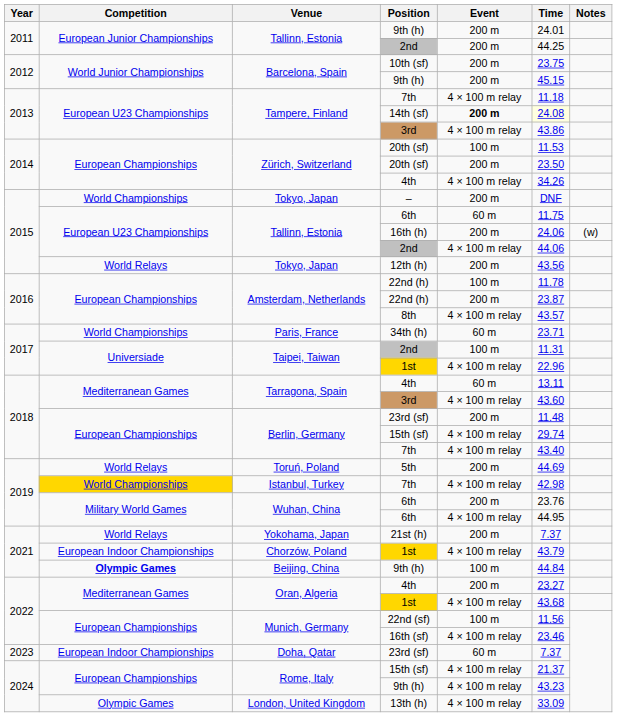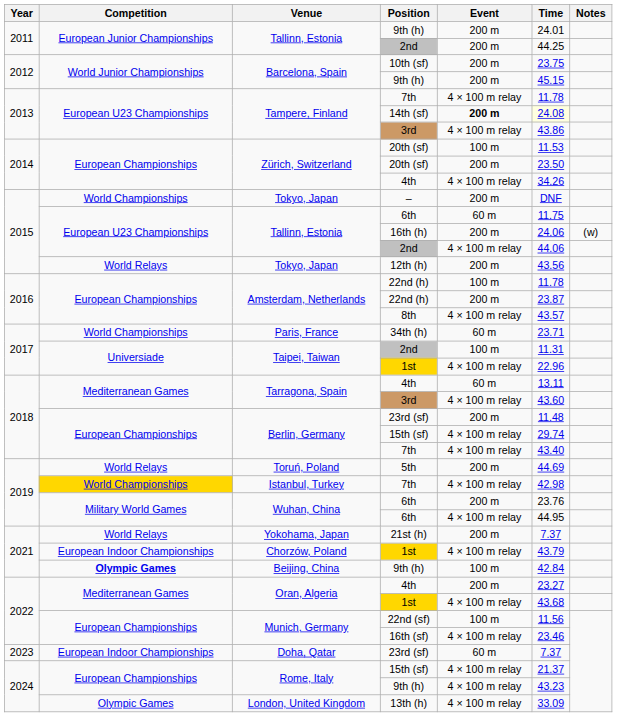(551, 97) 11.18 -> (551, 97) 11.78
(551, 569) 44.84 -> (551, 569) 42.84
